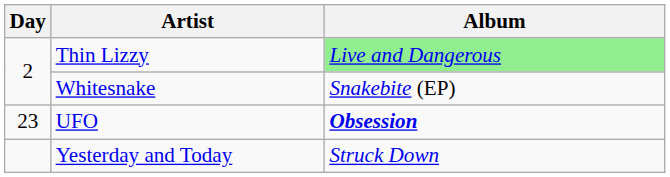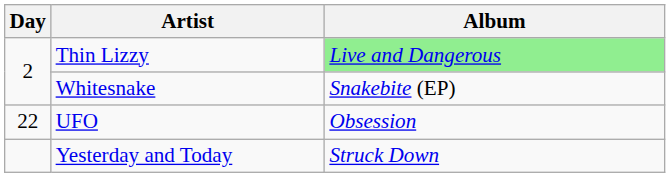(28, 121) 23 -> (28, 121) 22
(373, 121) bold -> (373, 121) normal
